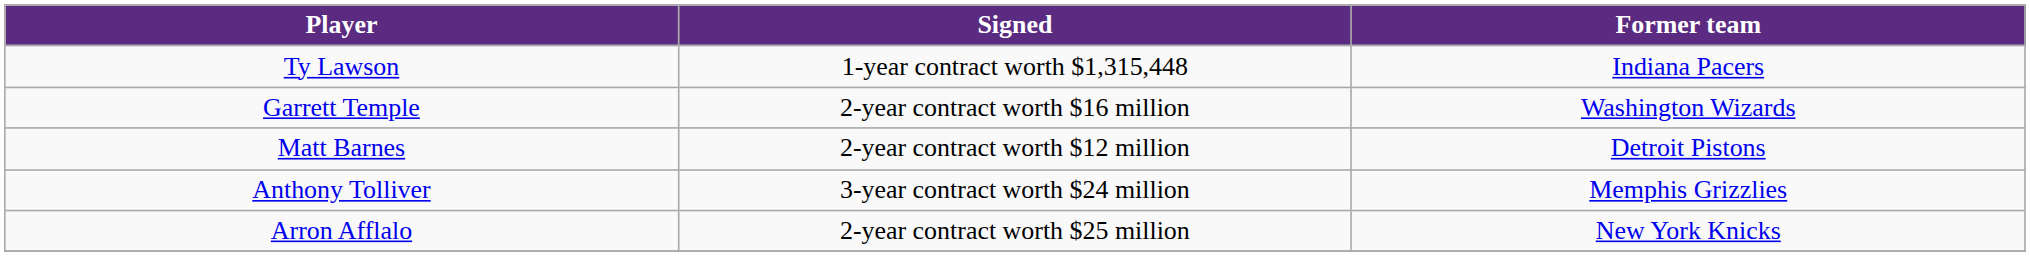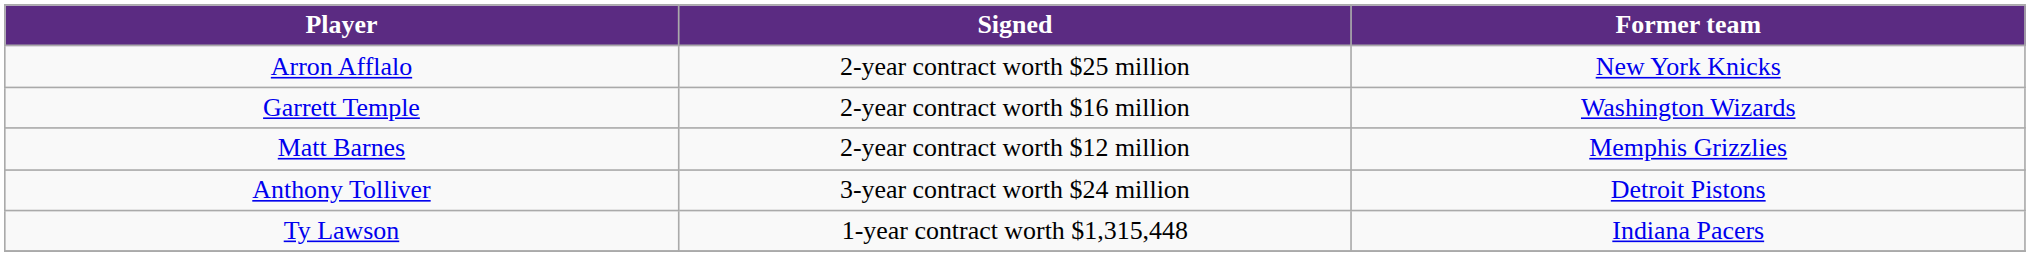rows swapped: (341, 230) <-> (341, 66)
(1688, 148) Detroit Pistons -> (1688, 148) Memphis Grizzlies
(1688, 189) Memphis Grizzlies -> (1688, 189) Detroit Pistons
